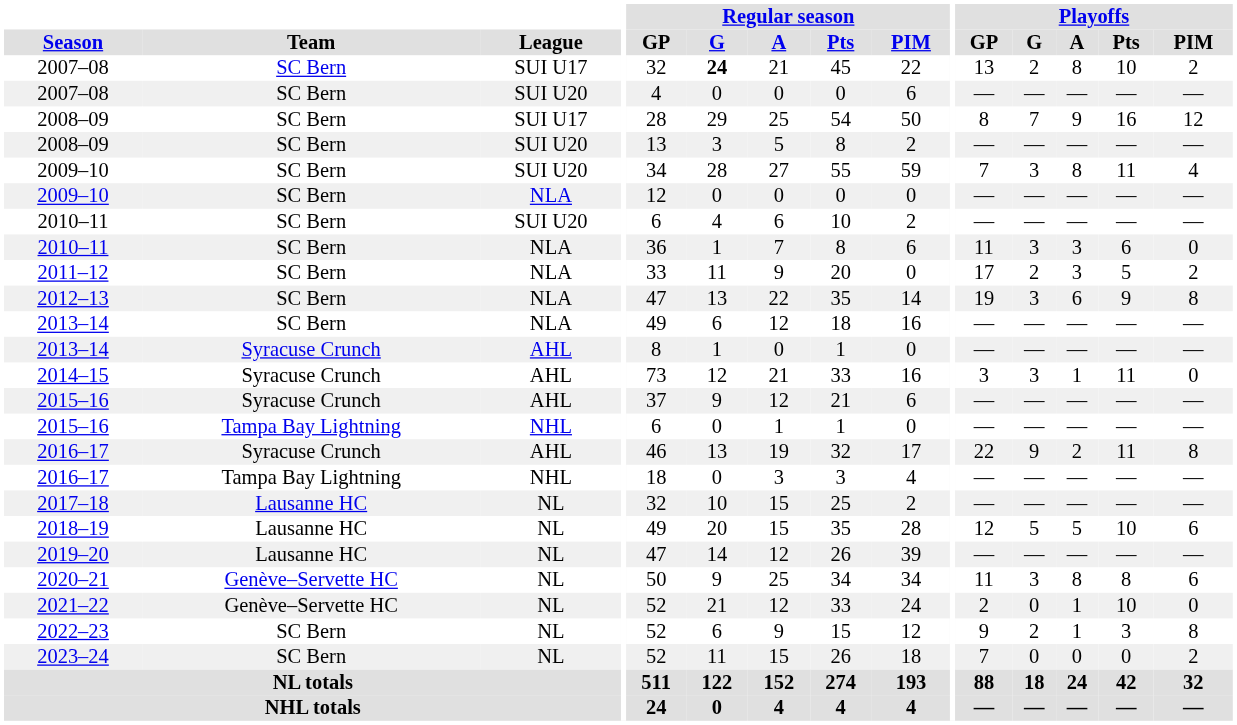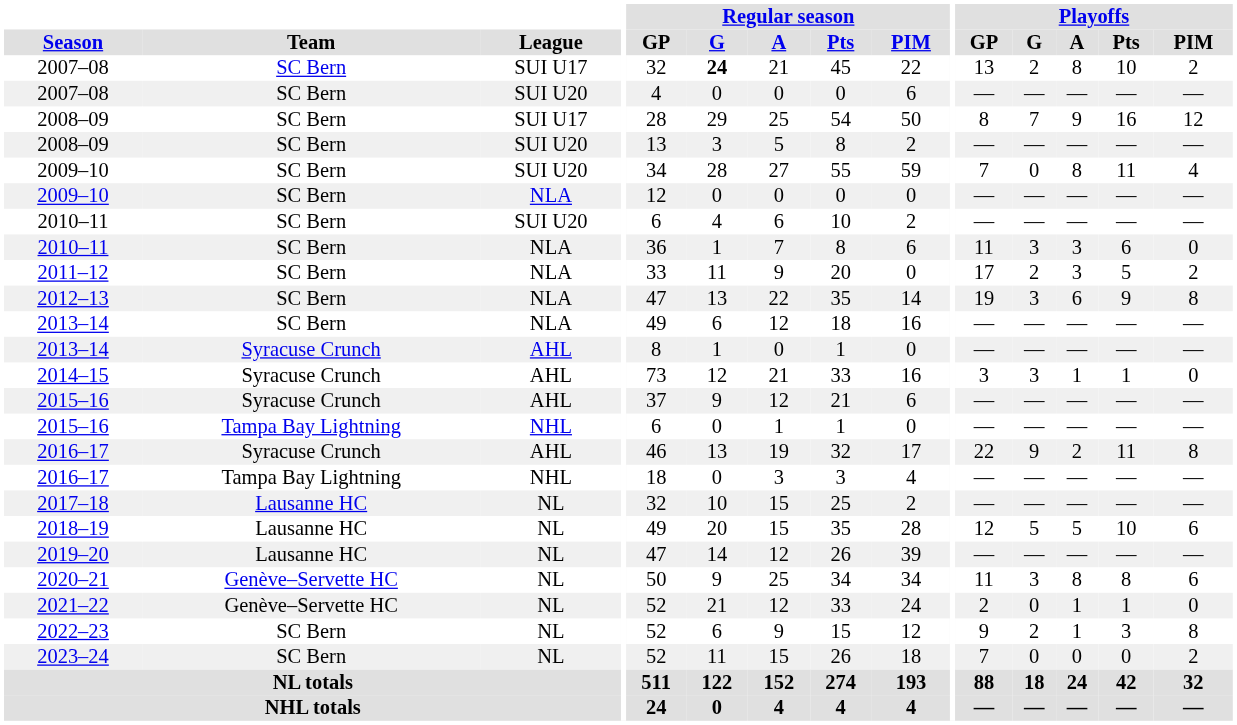(1034, 170) 3 -> (1034, 170) 0
(1126, 375) 11 -> (1126, 375) 1
(1126, 605) 10 -> (1126, 605) 1
